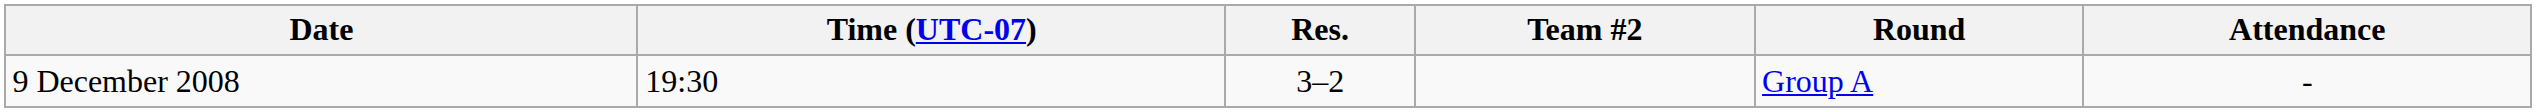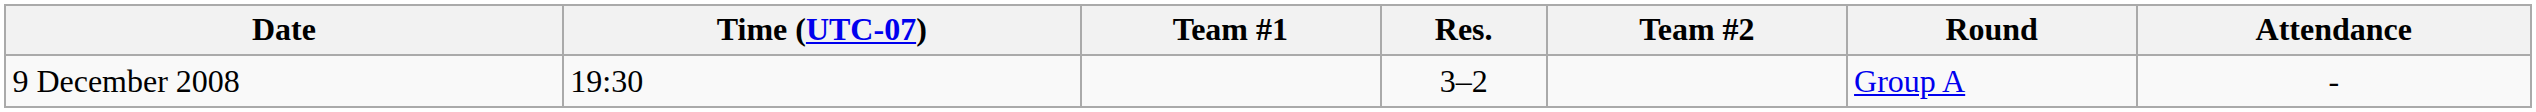+ column: (1230, 29)
